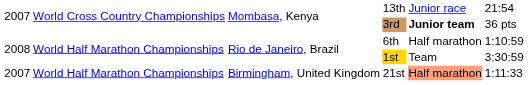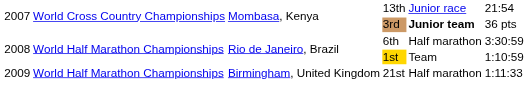(504, 41) 1:10:59 -> (504, 41) 3:30:59
(504, 57) 3:30:59 -> (504, 57) 1:10:59
(17, 73) 2007 -> (17, 73) 2009
(445, 73) lightsalmon background -> (445, 73) no background
